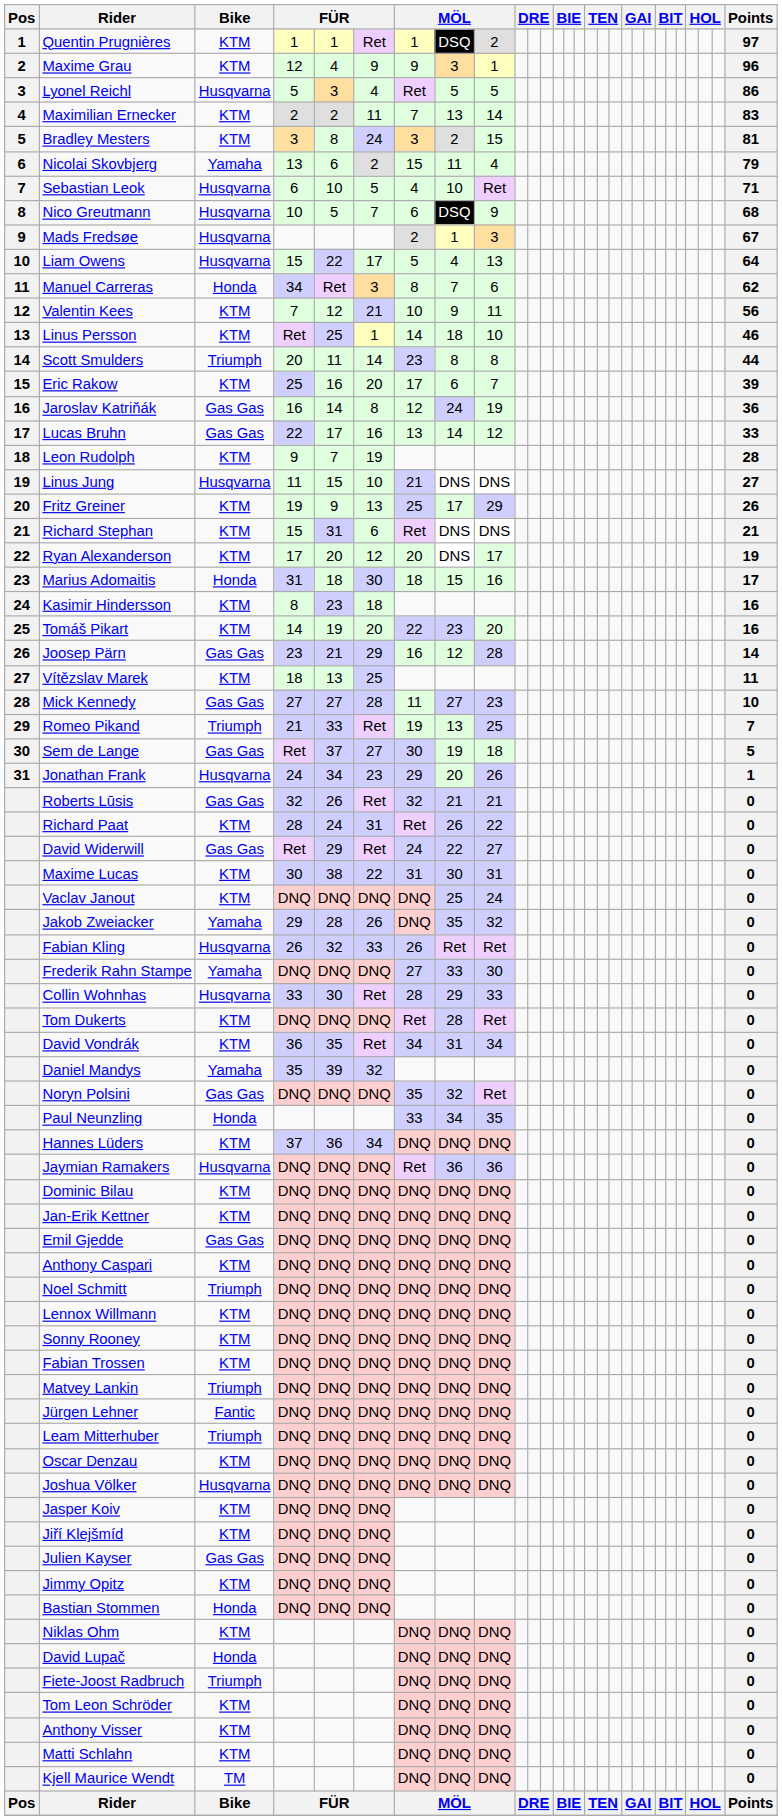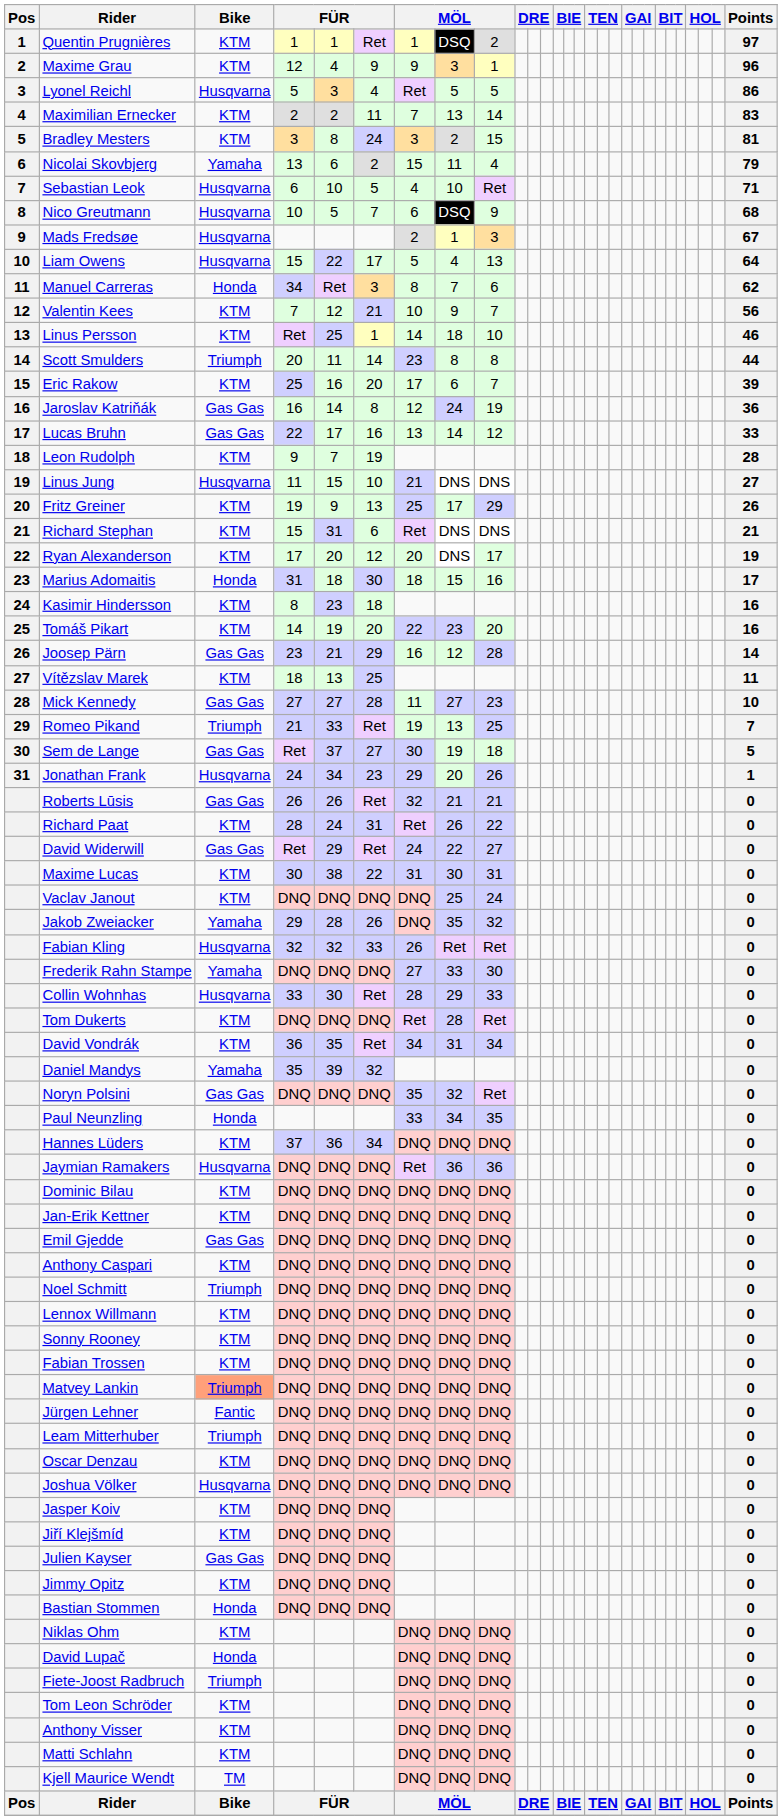(494, 310) 11 -> (494, 310) 7
(294, 800) 32 -> (294, 800) 26
(294, 946) 26 -> (294, 946) 32
(235, 1387) no background -> (235, 1387) lightsalmon background
